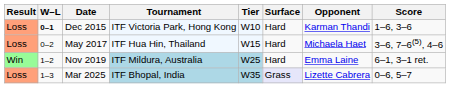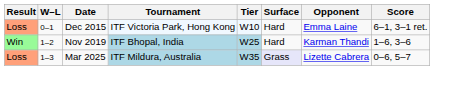(47, 27) bold -> (47, 27) normal
(337, 27) Karman Thandi -> (330, 27) Emma Laine
(393, 27) 1–6, 3–6 -> (400, 27) 6–1, 3–1 ret.
- row: (86, 43)
(157, 60) ITF Mildura, Australia -> (147, 42) ITF Bhopal, India
(331, 60) Emma Laine -> (336, 42) Karman Thandi
(401, 60) 6–1, 3–1 ret. -> (392, 42) 1–6, 3–6
(148, 75) ITF Bhopal, India -> (156, 57) ITF Mildura, Australia
